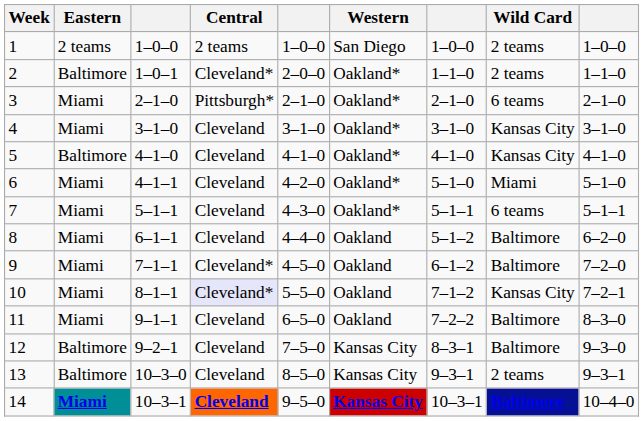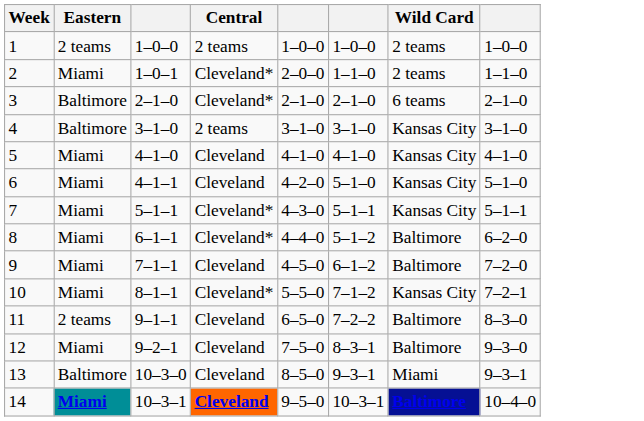- column: (378, 18)
(92, 73) Baltimore -> (81, 73) Miami
(81, 100) Miami -> (92, 100) Baltimore
(234, 100) Pittsburgh* -> (234, 100) Cleveland*
(81, 127) Miami -> (92, 127) Baltimore
(230, 127) Cleveland -> (221, 127) 2 teams
(92, 155) Baltimore -> (81, 155) Miami
(514, 182) Miami -> (434, 182) Kansas City
(230, 210) Cleveland -> (234, 210) Cleveland*
(517, 210) 6 teams -> (434, 210) Kansas City
(230, 237) Cleveland -> (234, 237) Cleveland*
(234, 264) Cleveland* -> (230, 264) Cleveland
(234, 292) lavender background -> (234, 292) no background
(81, 319) Miami -> (84, 319) 2 teams
(92, 347) Baltimore -> (81, 347) Miami
(517, 374) 2 teams -> (415, 374) Miami
